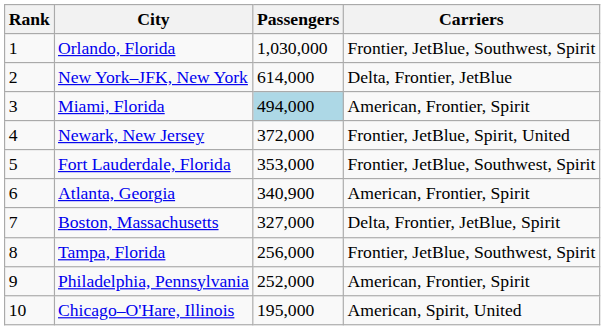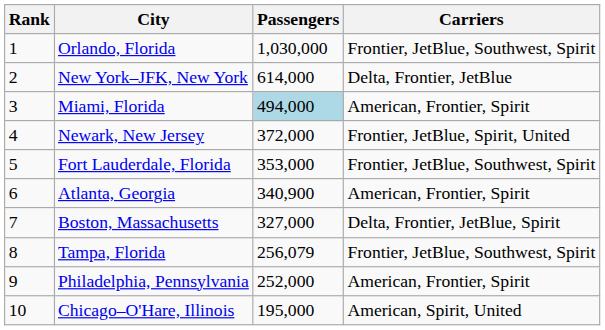(286, 251) 256,000 -> (286, 251) 256,079
